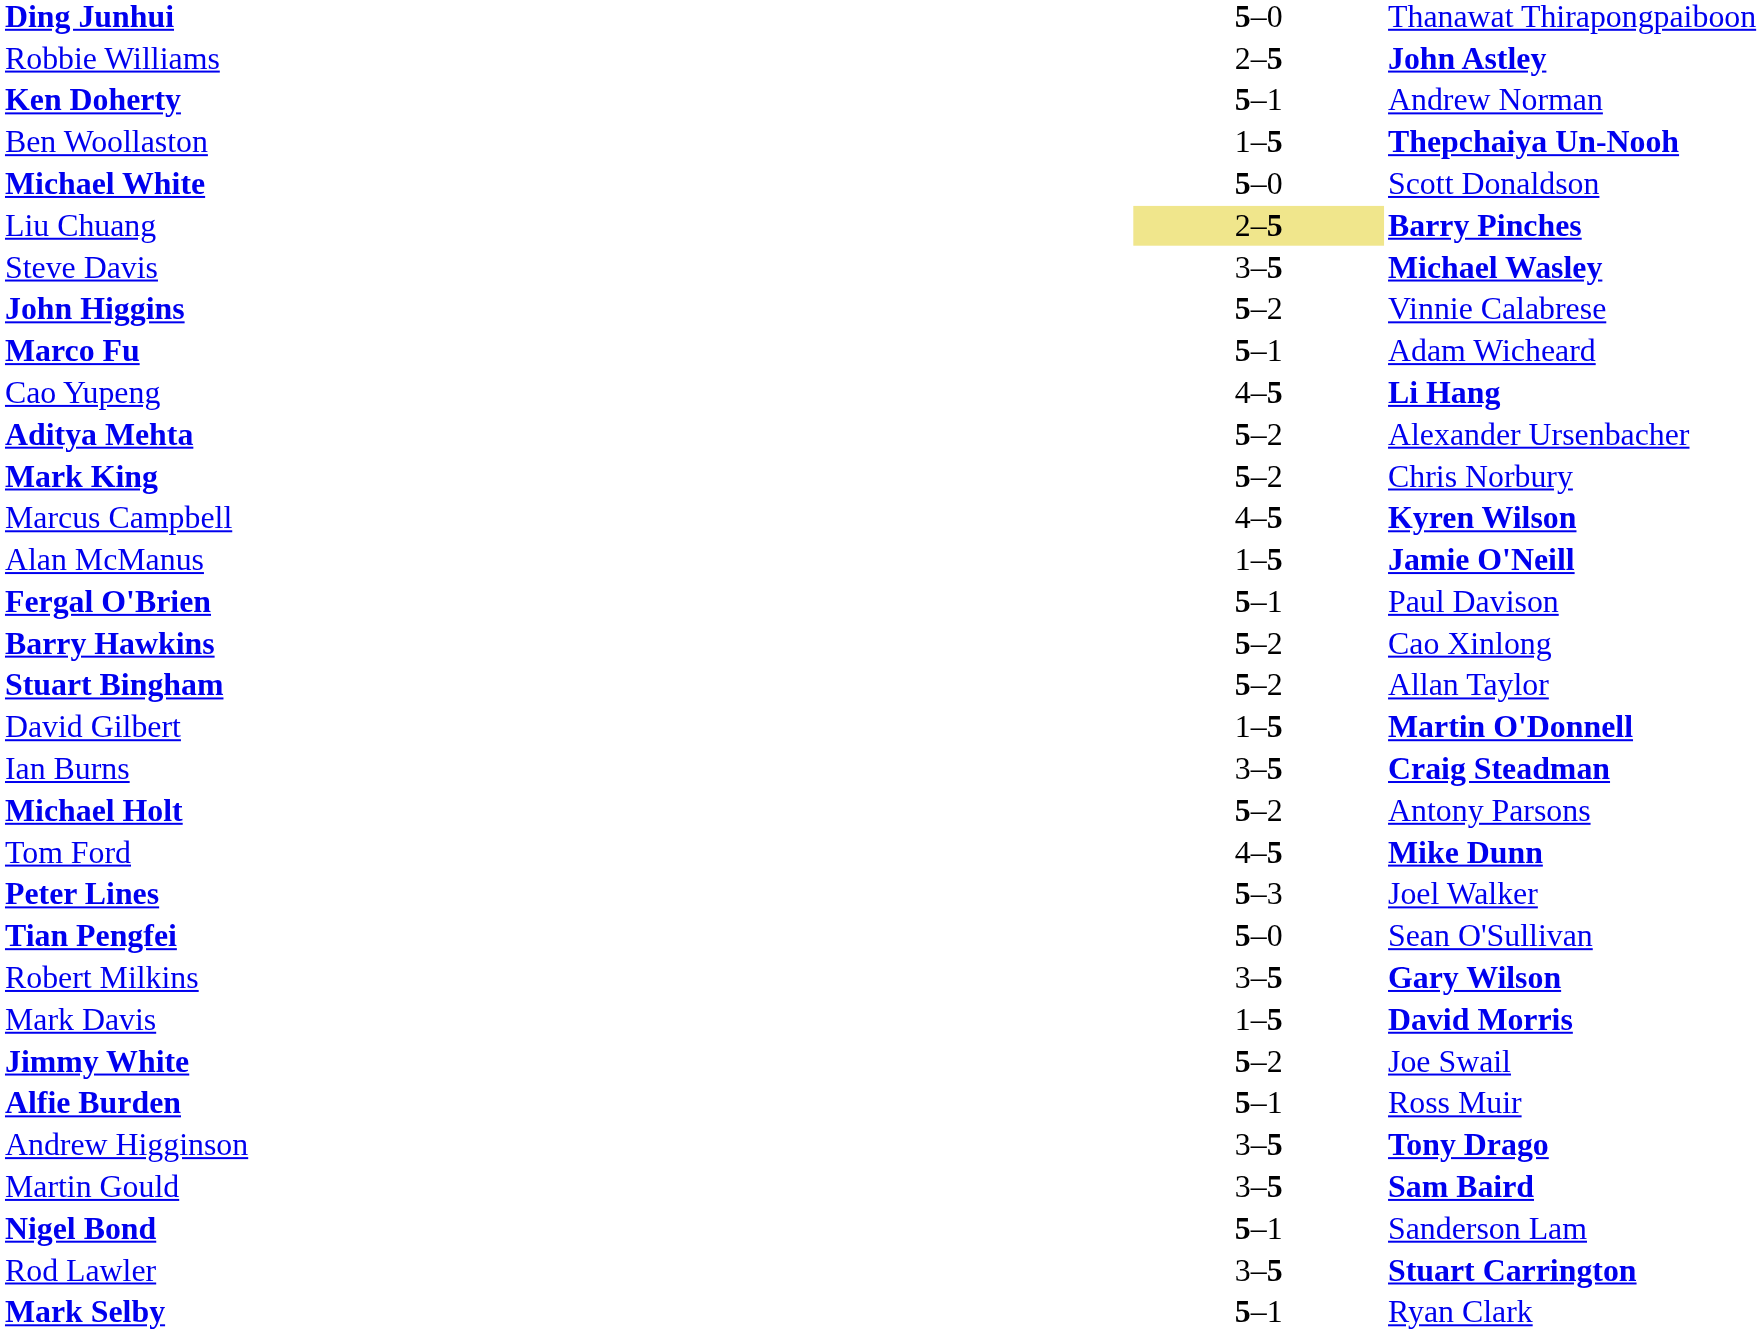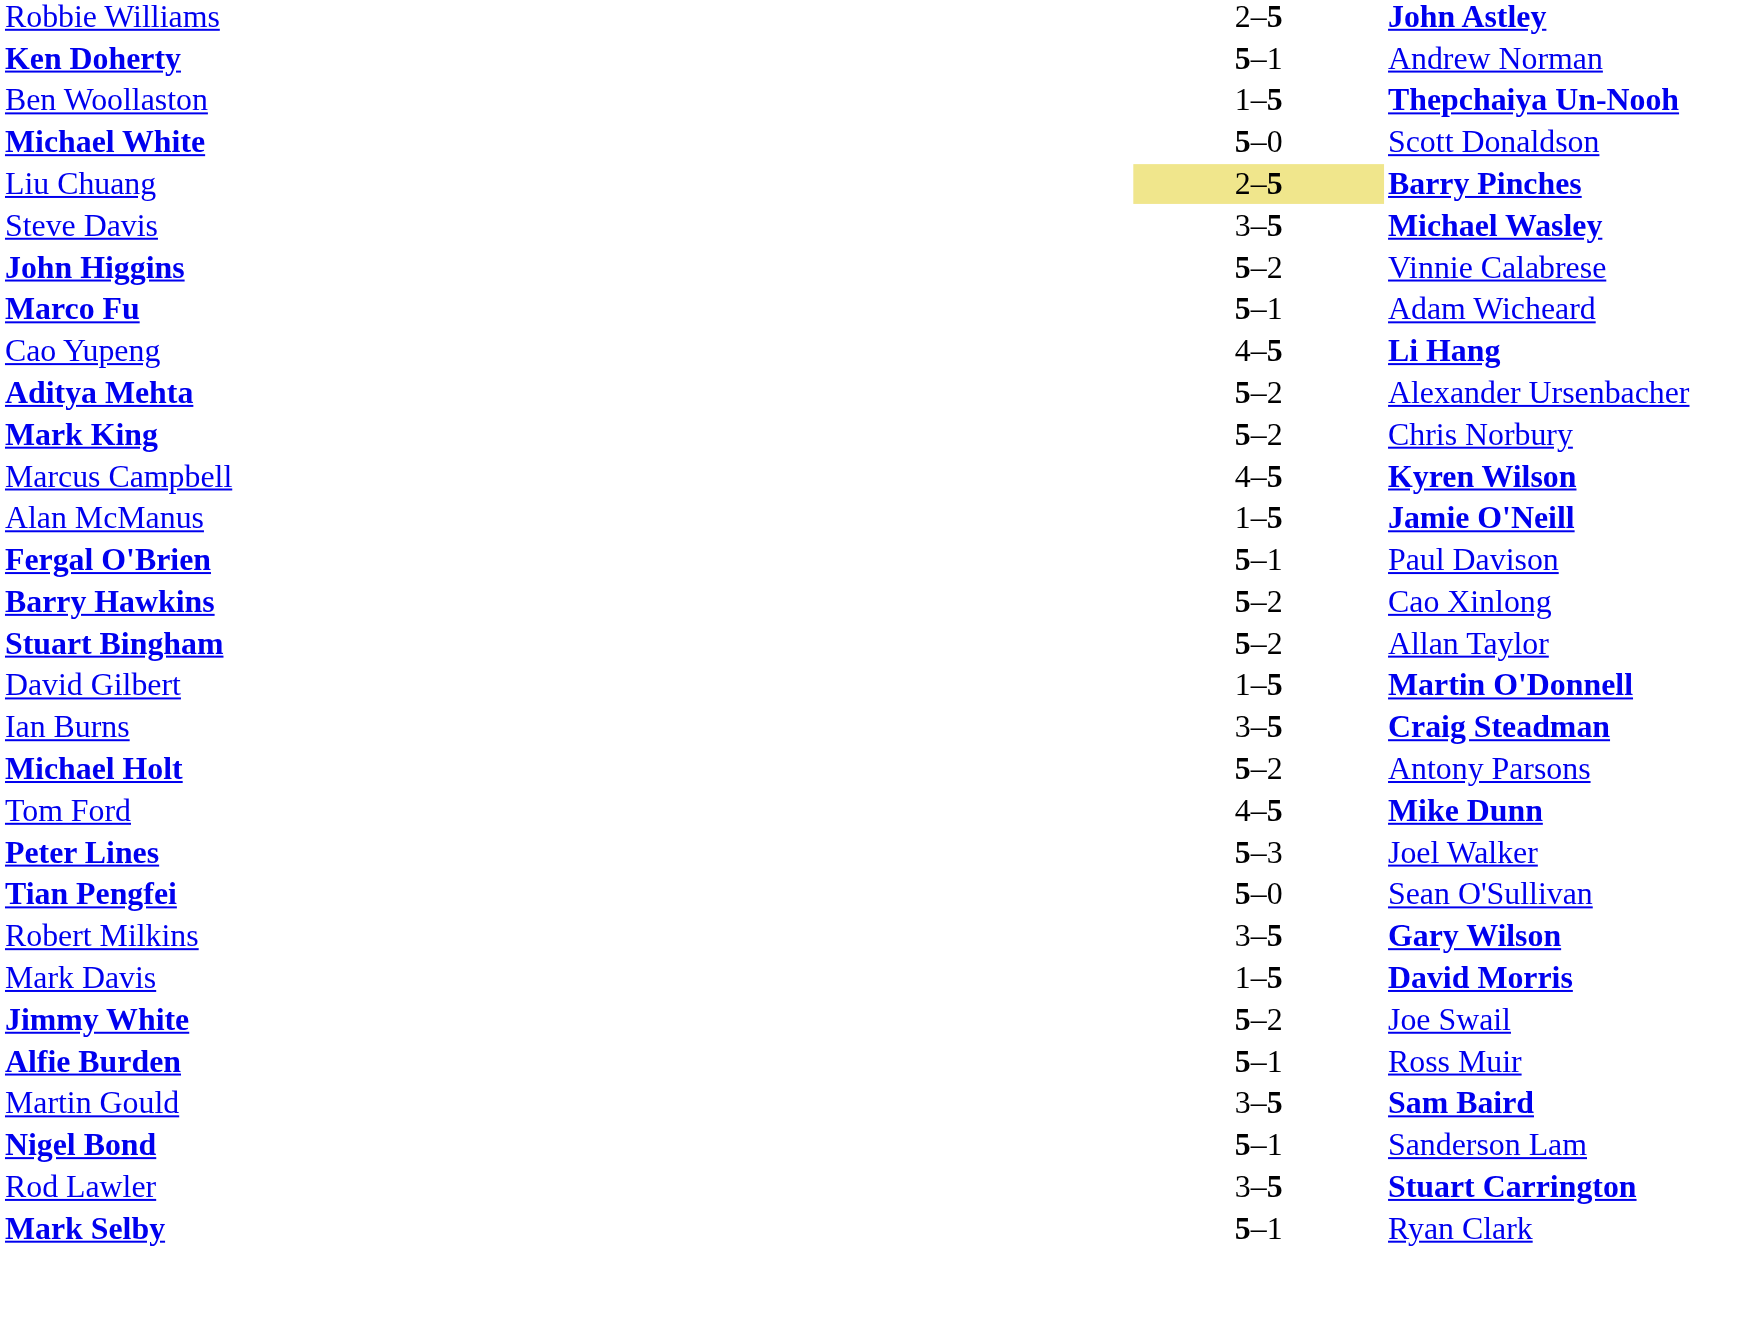- row: (89, 16)
- row: (127, 1144)
